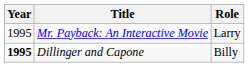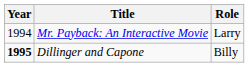(19, 33) 1995 -> (19, 33) 1994
